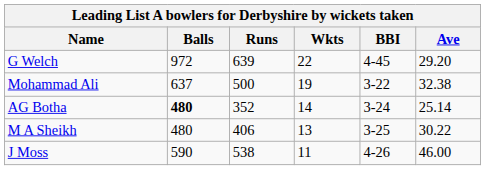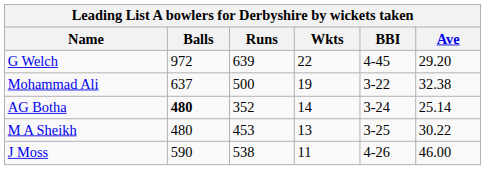(244, 130) 406 -> (244, 130) 453
